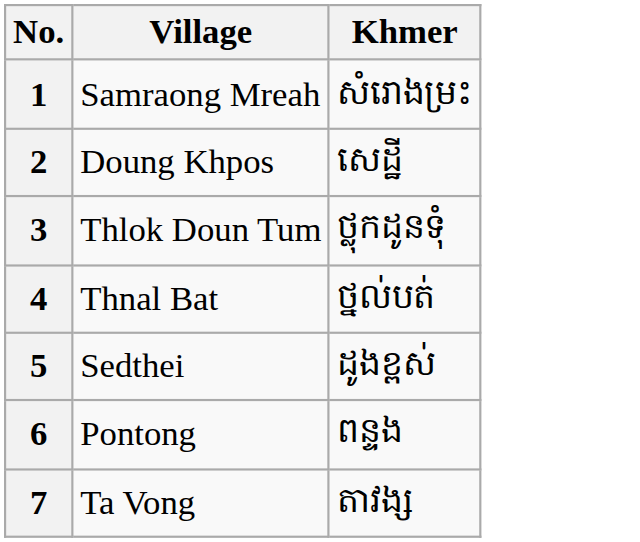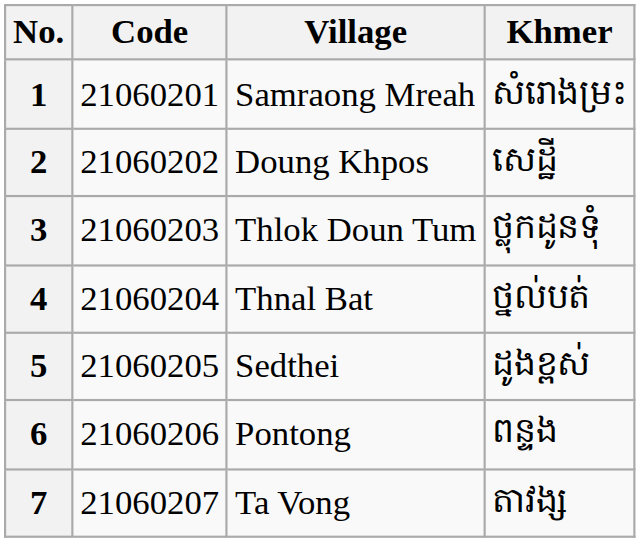+ column: (150, 32)
